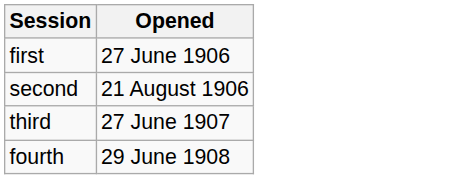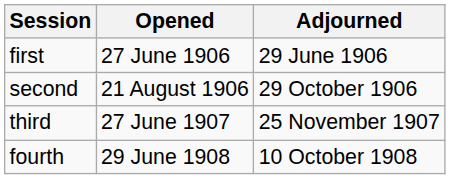+ column: (349, 21)
